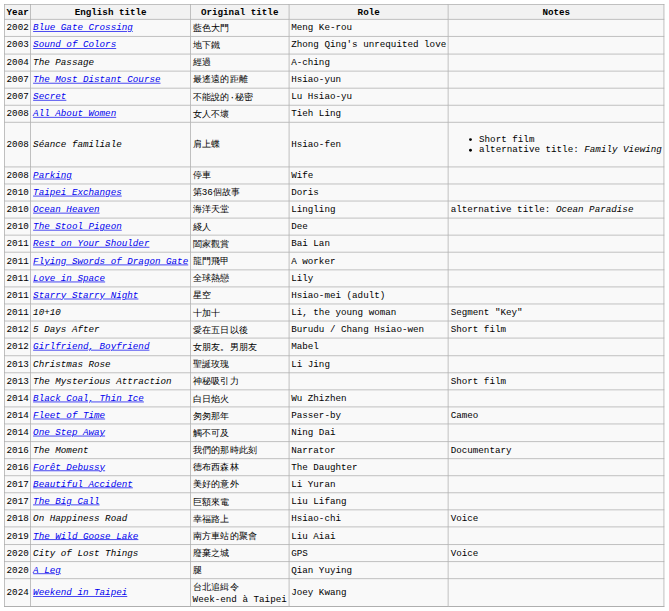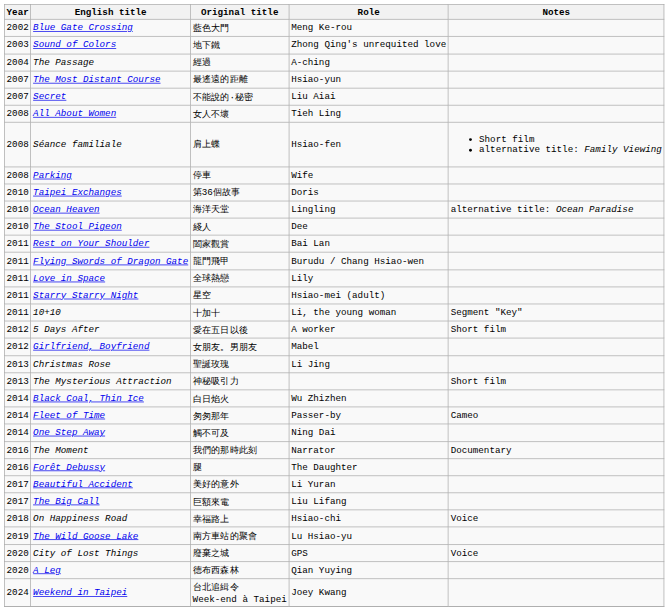(322, 97) Lu Hsiao-yu -> (313, 97) Liu Aiai
(313, 261) A worker -> (358, 261) Burudu / Chang Hsiao-wen
(358, 330) Burudu / Chang Hsiao-wen -> (313, 330) A worker
(216, 467) 德布西森林 -> (197, 467) 腿
(313, 536) Liu Aiai -> (322, 536) Lu Hsiao-yu
(197, 571) 腿 -> (216, 571) 德布西森林
